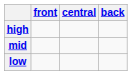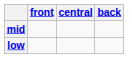- row: (18, 29)
